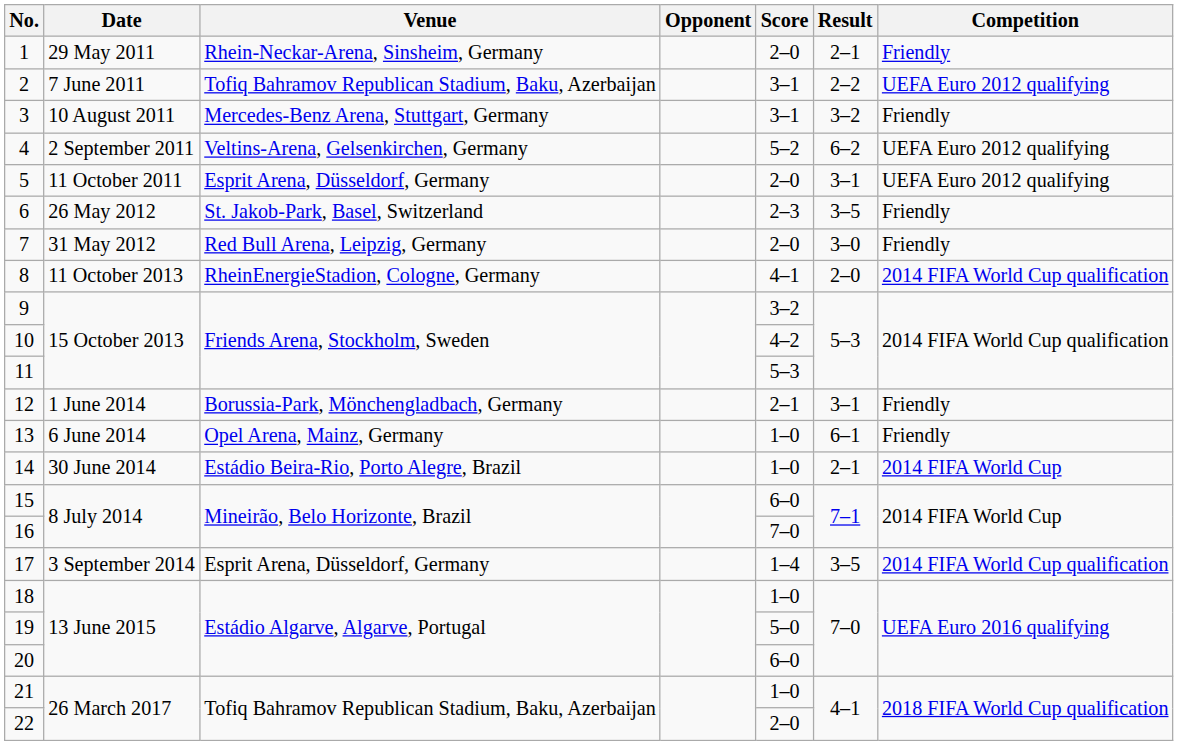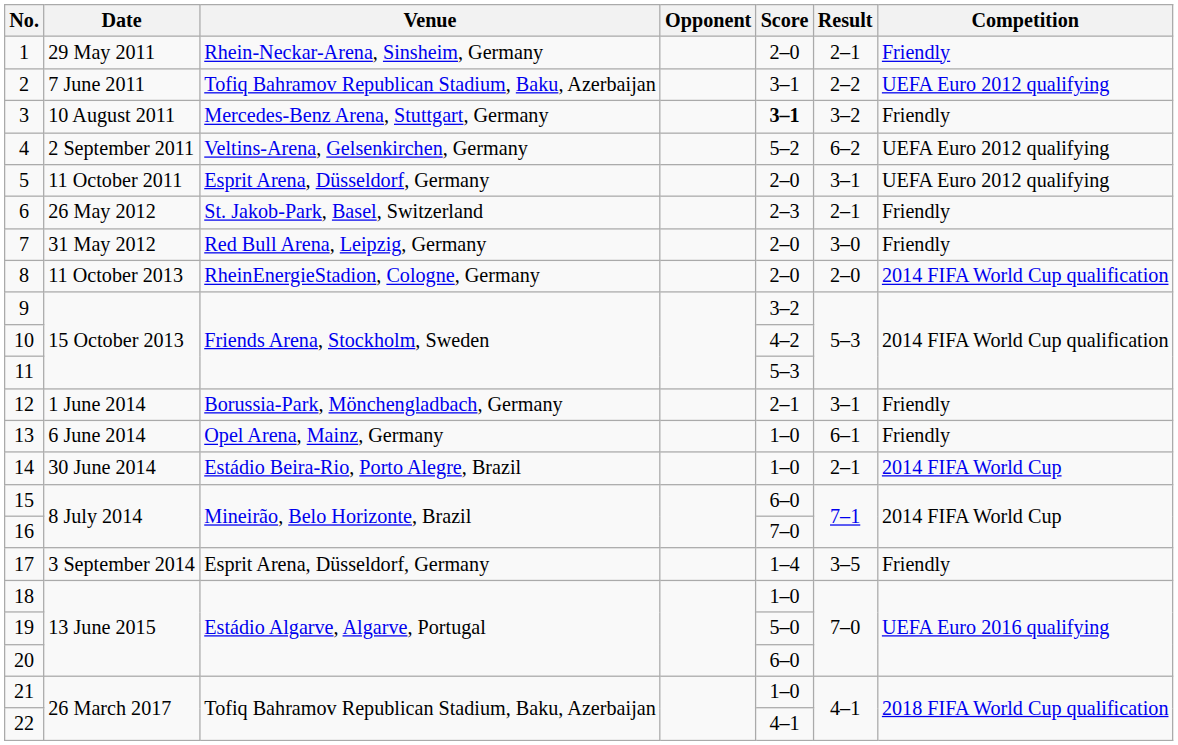(785, 116) normal -> (785, 116) bold
(845, 212) 3–5 -> (845, 212) 2–1
(785, 276) 4–1 -> (785, 276) 2–0
(1025, 564) 2014 FIFA World Cup qualification -> (916, 564) Friendly
(785, 723) 2–0 -> (785, 723) 4–1
